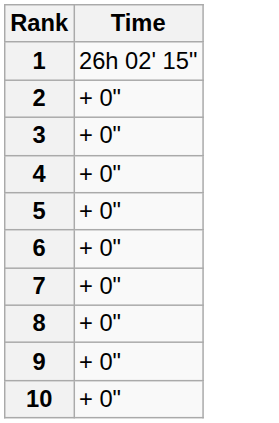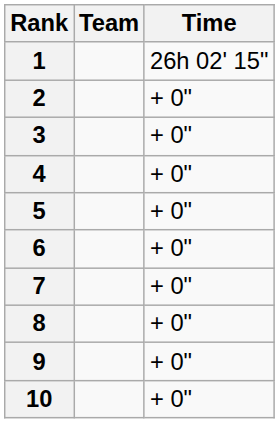+ column: (109, 23)
